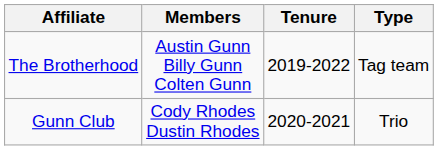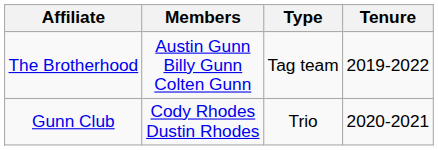columns swapped: (309, 18) <-> (394, 18)
